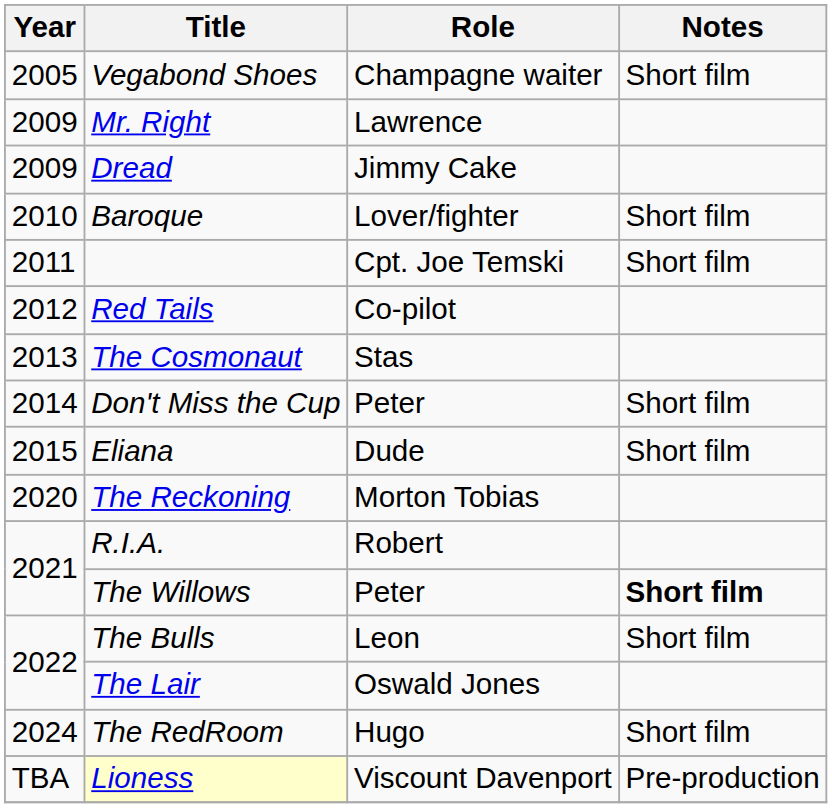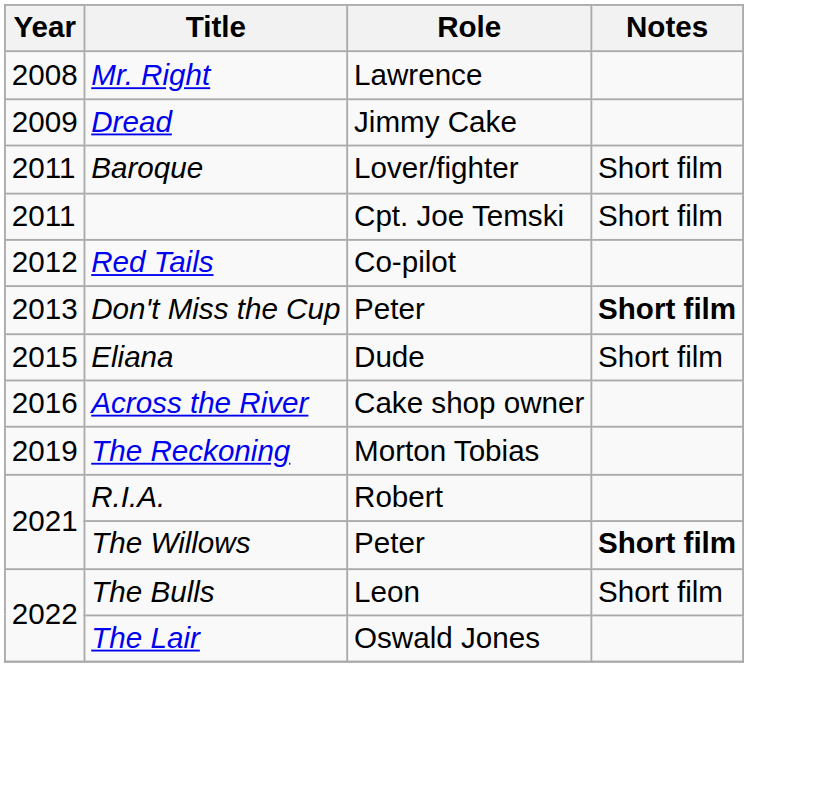- row: (204, 74)
(45, 121) 2009 -> (45, 74) 2008
(45, 215) 2010 -> (44, 168) 2011
- row: (197, 356)
(45, 403) 2014 -> (45, 309) 2013
(688, 403) normal -> (667, 309) bold
+ row: (200, 403)
(45, 497) 2020 -> (45, 450) 2019
- row: (187, 732)
- row: (142, 779)
